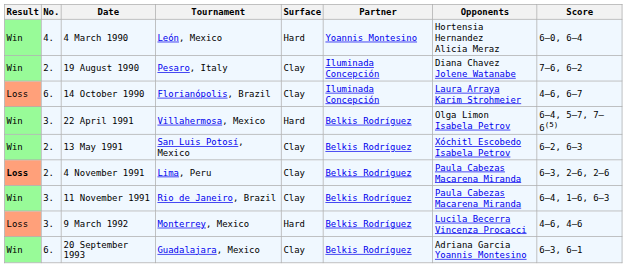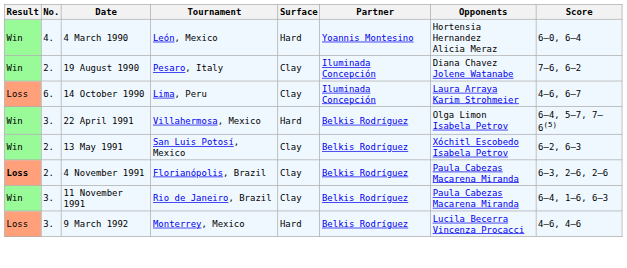(214, 94) Florianópolis, Brazil -> (180, 94) Lima, Peru
(184, 173) Lima, Peru -> (210, 173) Florianópolis, Brazil
- row: (96, 249)
